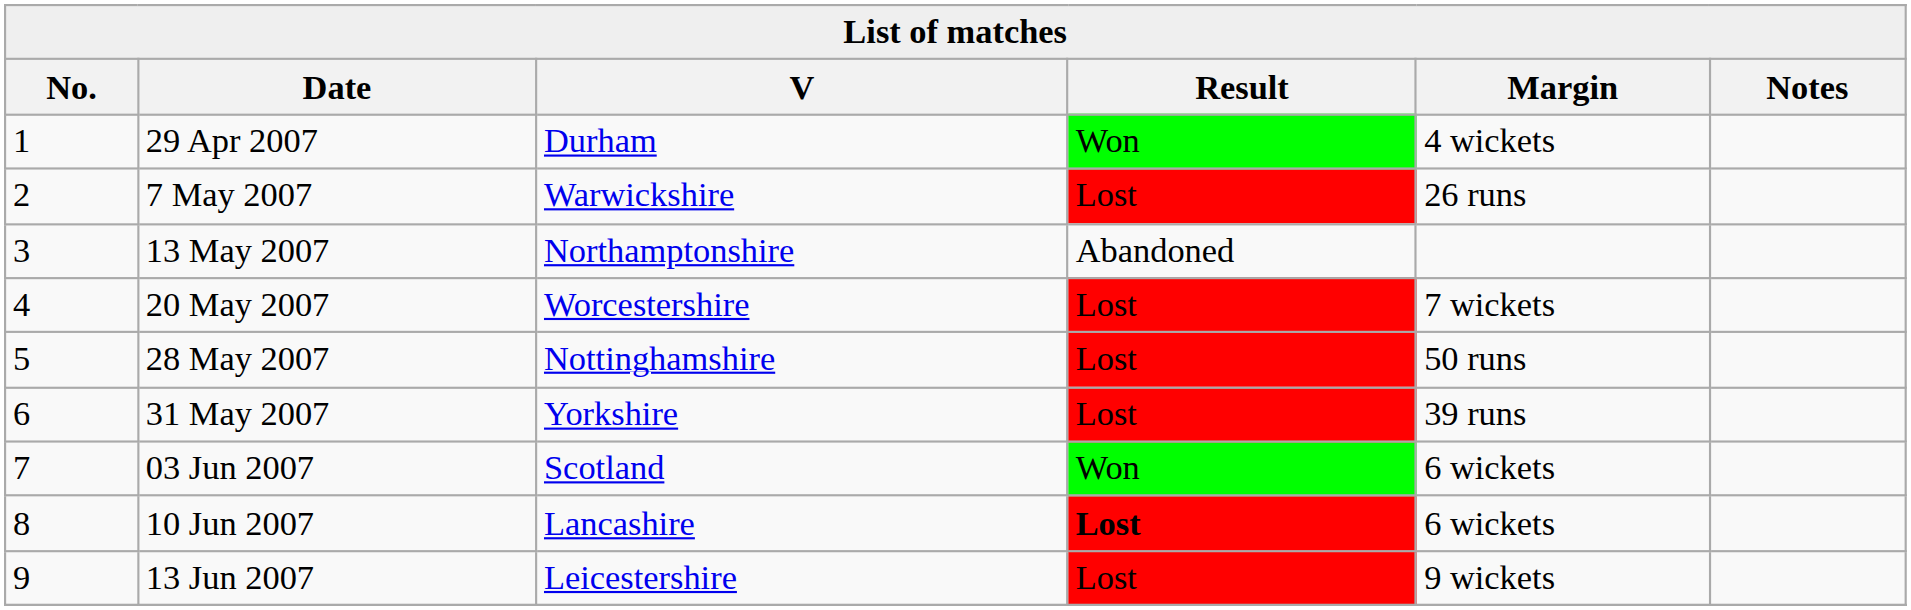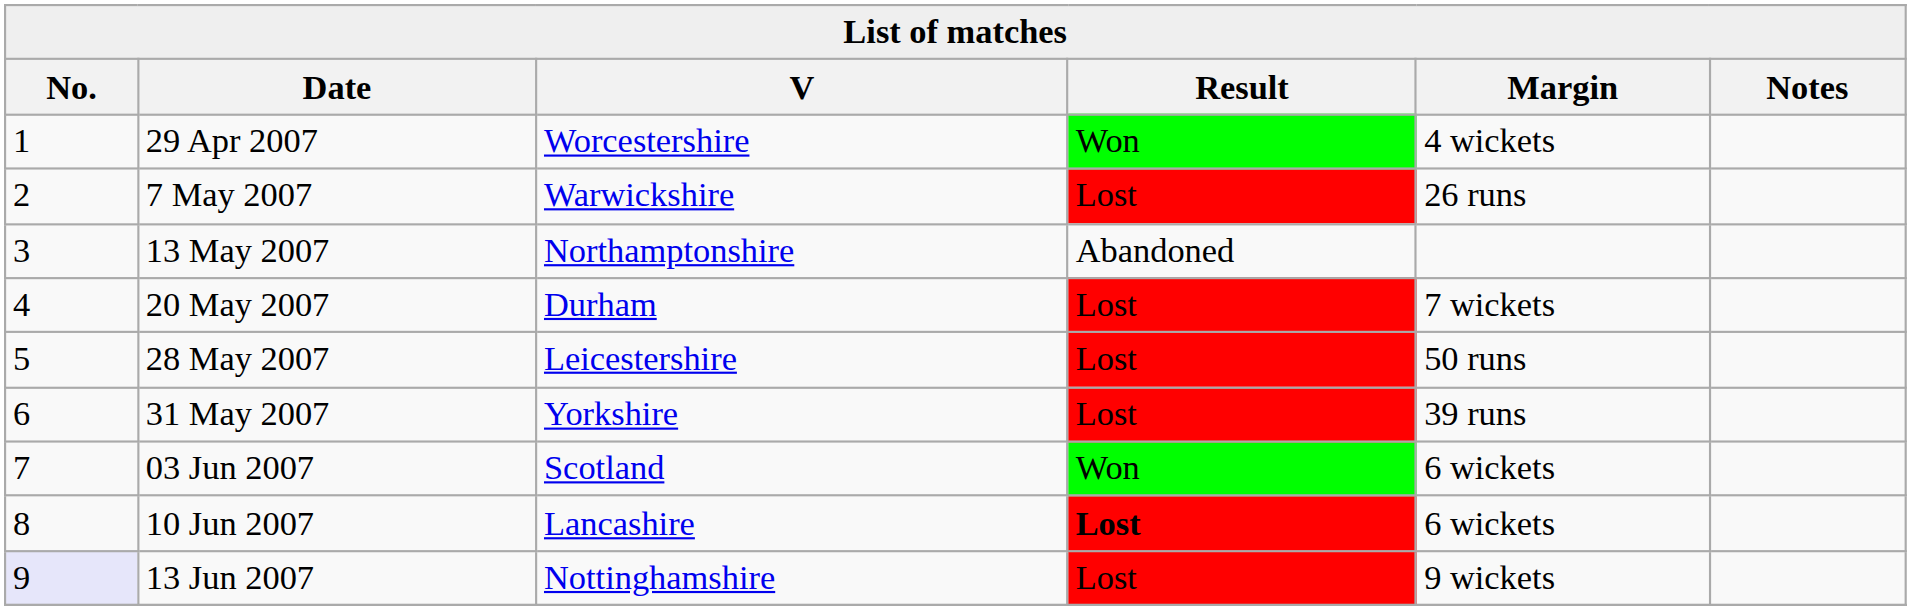(600, 140) Durham -> (647, 140) Worcestershire
(647, 304) Worcestershire -> (600, 304) Durham
(660, 359) Nottinghamshire -> (640, 359) Leicestershire
(22, 577) no background -> (22, 577) lavender background
(640, 577) Leicestershire -> (660, 577) Nottinghamshire
